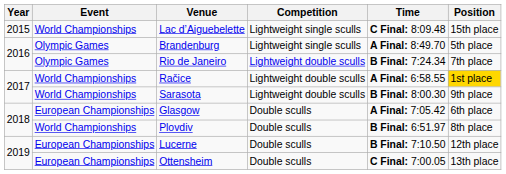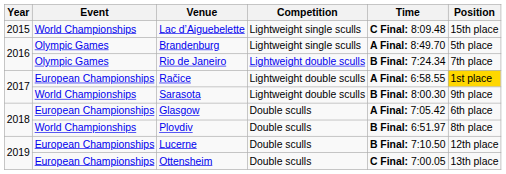(85, 78) World Championships -> (94, 78) European Championships
